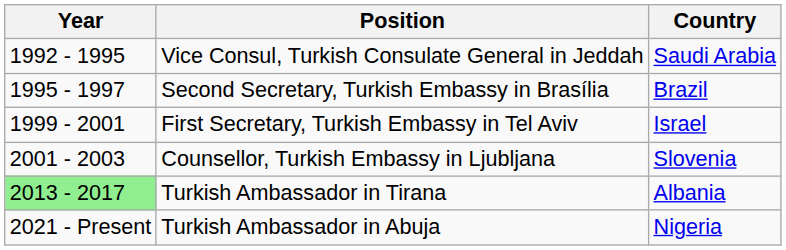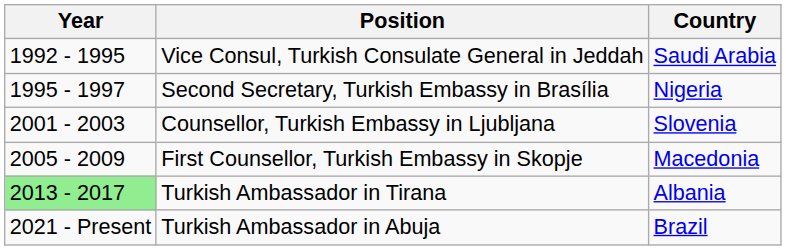(681, 90) Brazil -> (688, 90) Nigeria
- row: (370, 124)
+ row: (372, 158)
(688, 227) Nigeria -> (681, 227) Brazil
